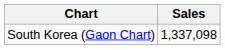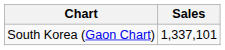(189, 34) 1,337,098 -> (189, 34) 1,337,101
